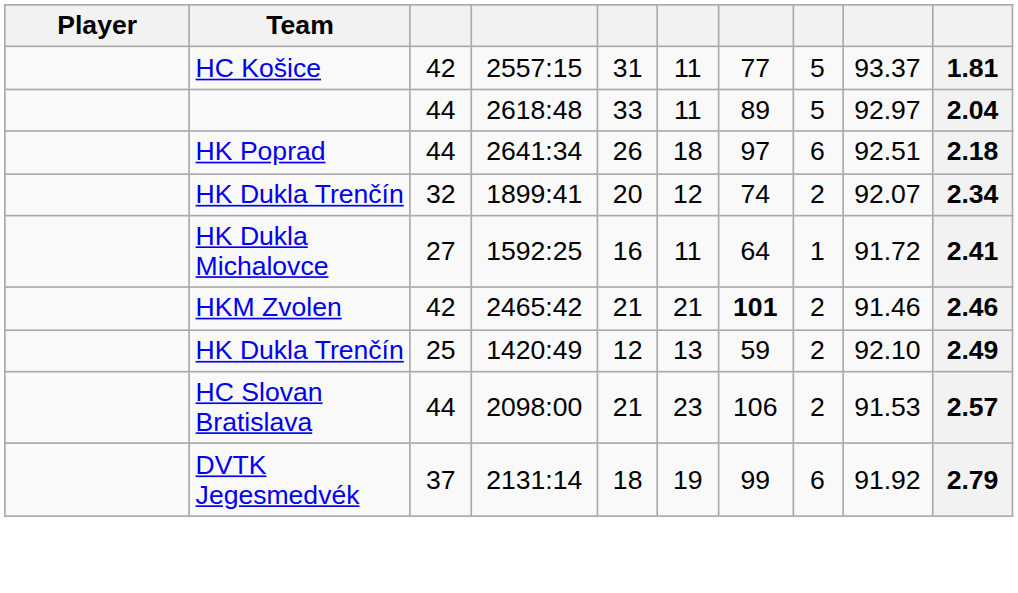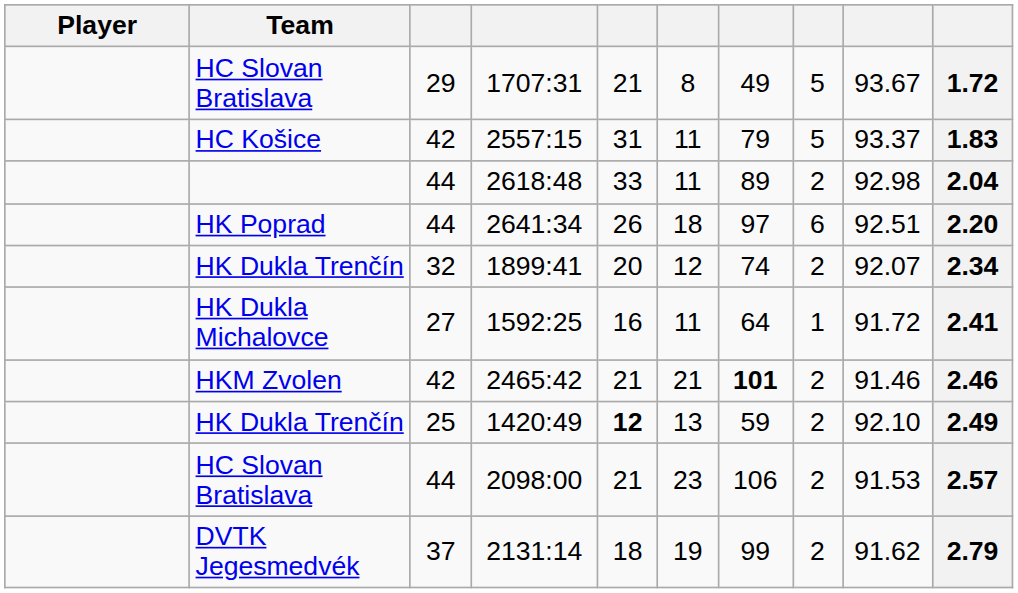+ row: (534, 82)
(755, 67) 77 -> (755, 139) 79
(972, 67) 1.81 -> (972, 139) 1.83
(817, 109) 5 -> (817, 181) 2
(887, 109) 92.97 -> (887, 181) 92.98
(972, 151) 2.18 -> (972, 223) 2.20
(628, 350) normal -> (628, 422) bold
(817, 479) 6 -> (817, 551) 2
(887, 479) 91.92 -> (887, 551) 91.62
